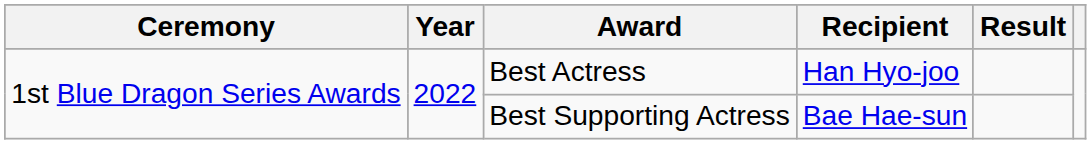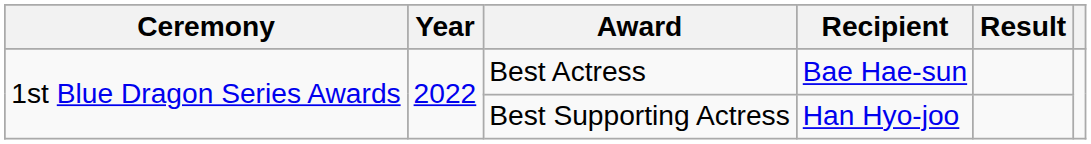(881, 71) Han Hyo-joo -> (885, 71) Bae Hae-sun
(885, 116) Bae Hae-sun -> (881, 116) Han Hyo-joo
